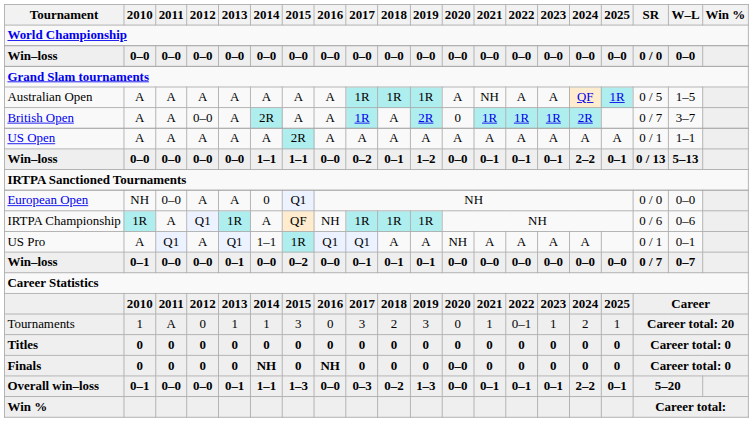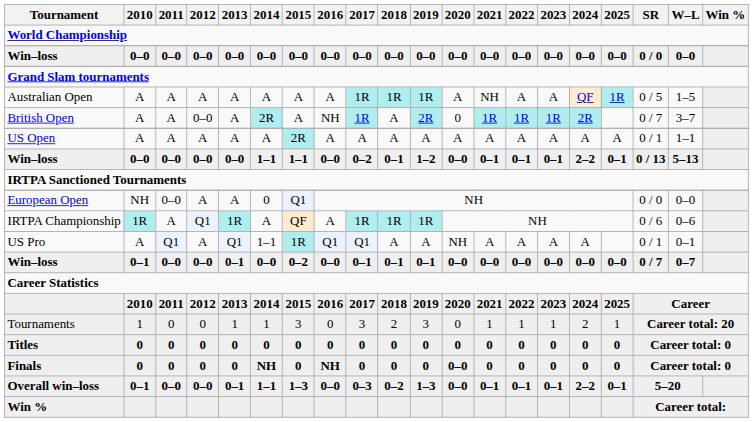(330, 118) A -> (330, 118) NH
(330, 221) NH -> (330, 221) A
(171, 324) A -> (171, 324) 0
(521, 324) 0–1 -> (521, 324) 1
